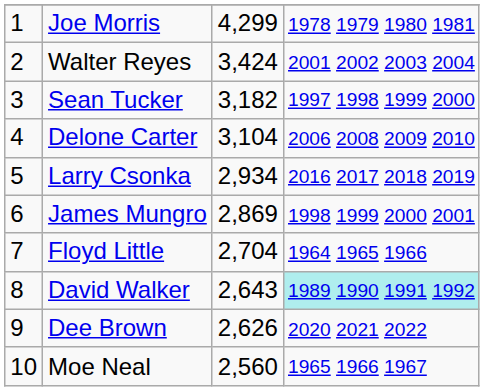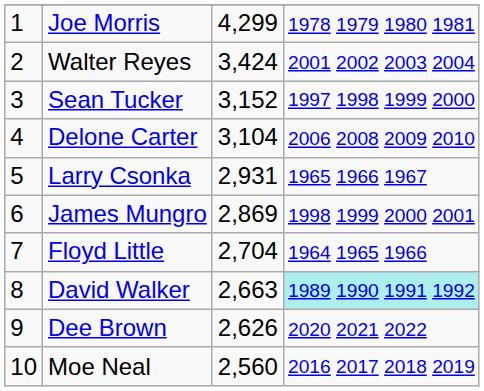(248, 99) 3,182 -> (248, 99) 3,152
(248, 175) 2,934 -> (248, 175) 2,931
(381, 176) 2016 2017 2018 2019 -> (357, 176) 1965 1966 1967
(248, 289) 2,643 -> (248, 289) 2,663
(357, 366) 1965 1966 1967 -> (381, 366) 2016 2017 2018 2019
